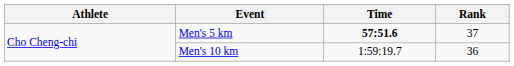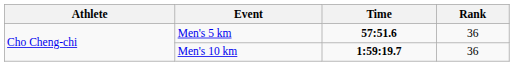(472, 33) 37 -> (473, 33) 36
(380, 52) normal -> (379, 52) bold
